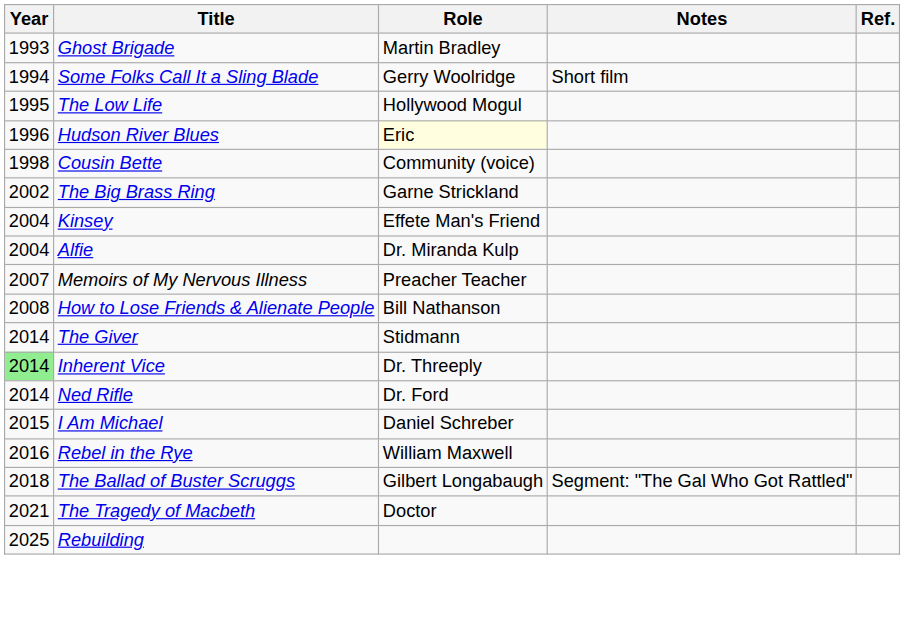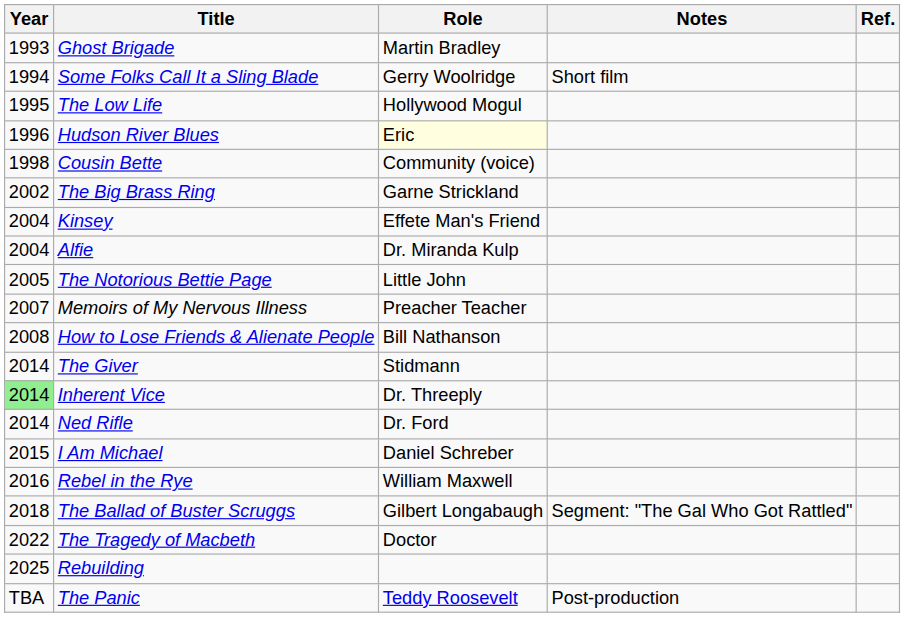+ row: (165, 279)
(29, 510) 2021 -> (29, 539) 2022
+ row: (99, 597)
